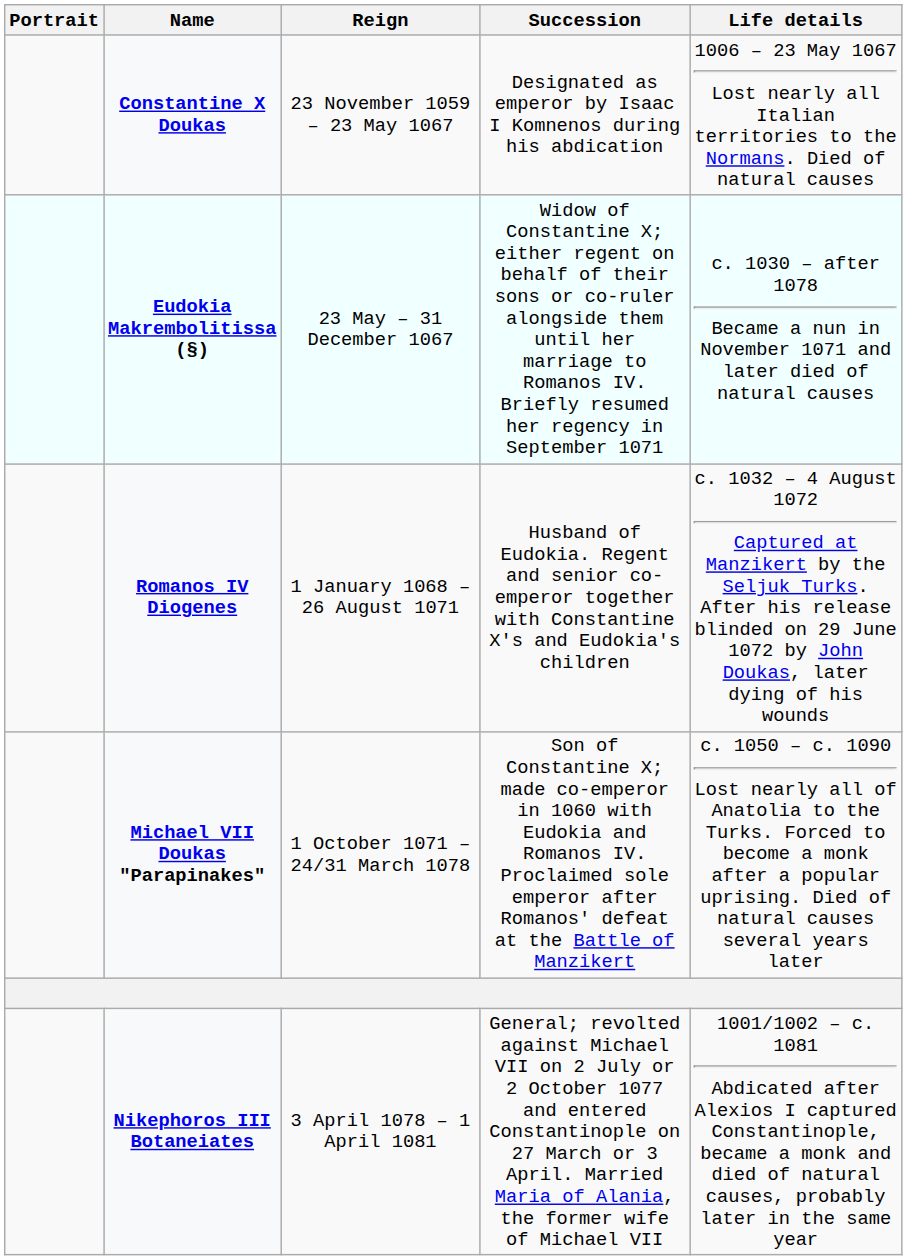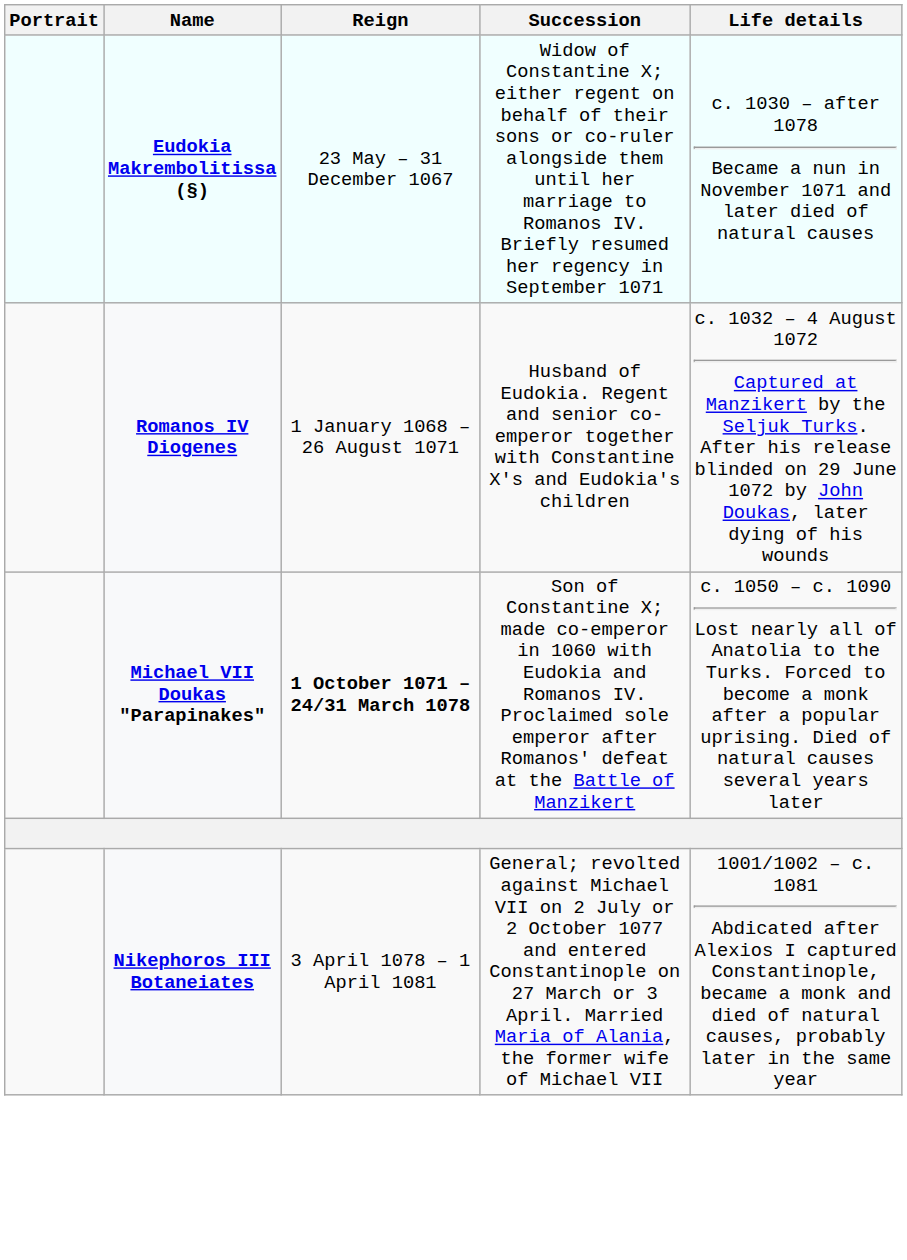- row: (192, 115)
(380, 855) normal -> (380, 695) bold
